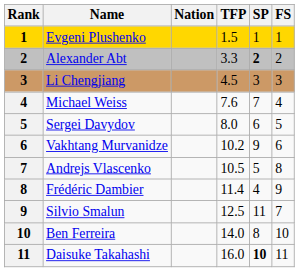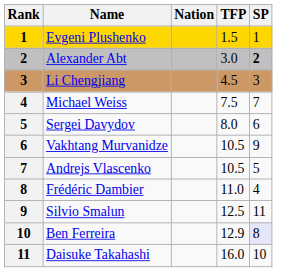- column: (283, 15)
(229, 59) 3.3 -> (229, 59) 3.0
(229, 102) 7.6 -> (229, 102) 7.5
(232, 146) 10.2 -> (232, 146) 10.5
(232, 189) 11.4 -> (232, 189) 11.0
(232, 233) 14.0 -> (232, 233) 12.9
(256, 233) no background -> (256, 233) lavender background
(260, 255) bold -> (260, 255) normal
